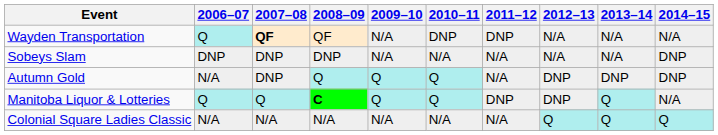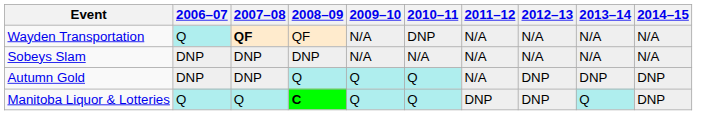(500, 36) DNP -> (475, 36) N/A
(673, 57) DNP -> (648, 57) N/A
(208, 78) N/A -> (190, 78) DNP
(670, 99) N/A -> (651, 99) DNP
- row: (99, 120)
